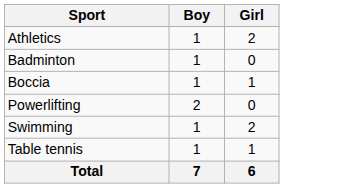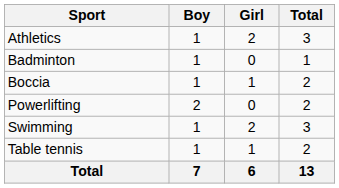+ column: (307, 15)
